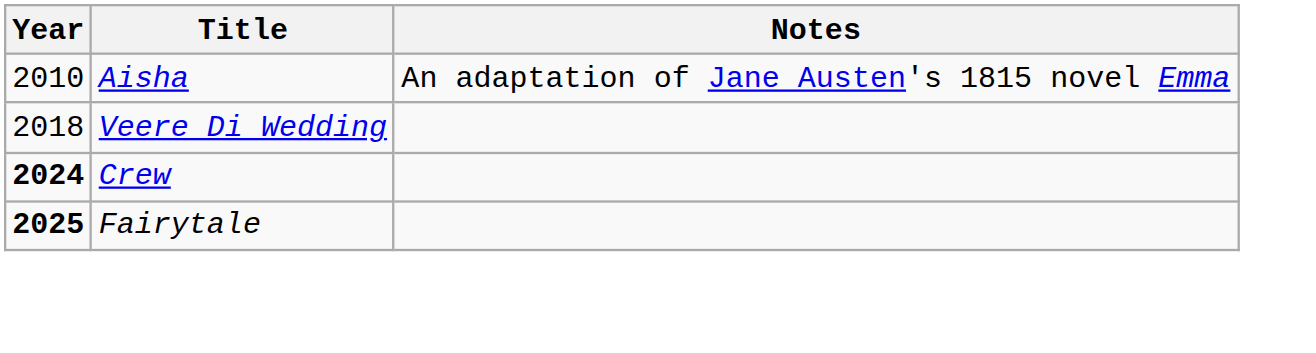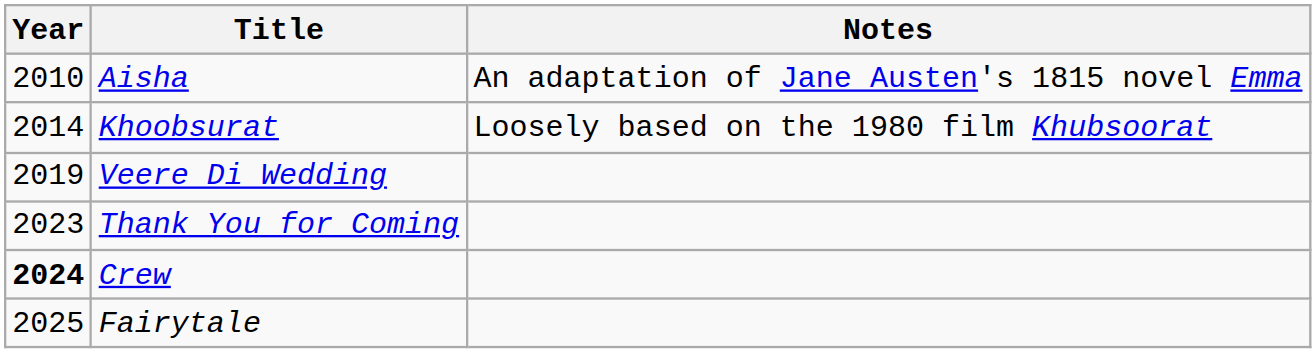+ row: (189, 128)
(48, 128) 2018 -> (48, 176) 2019
+ row: (279, 225)
(48, 225) bold -> (48, 323) normal
